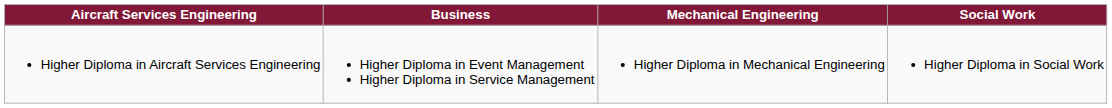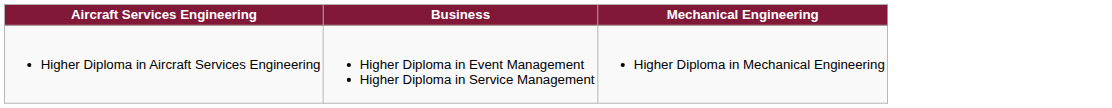- column: (997, 15)
